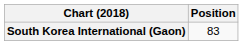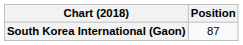(213, 31) 83 -> (213, 31) 87
